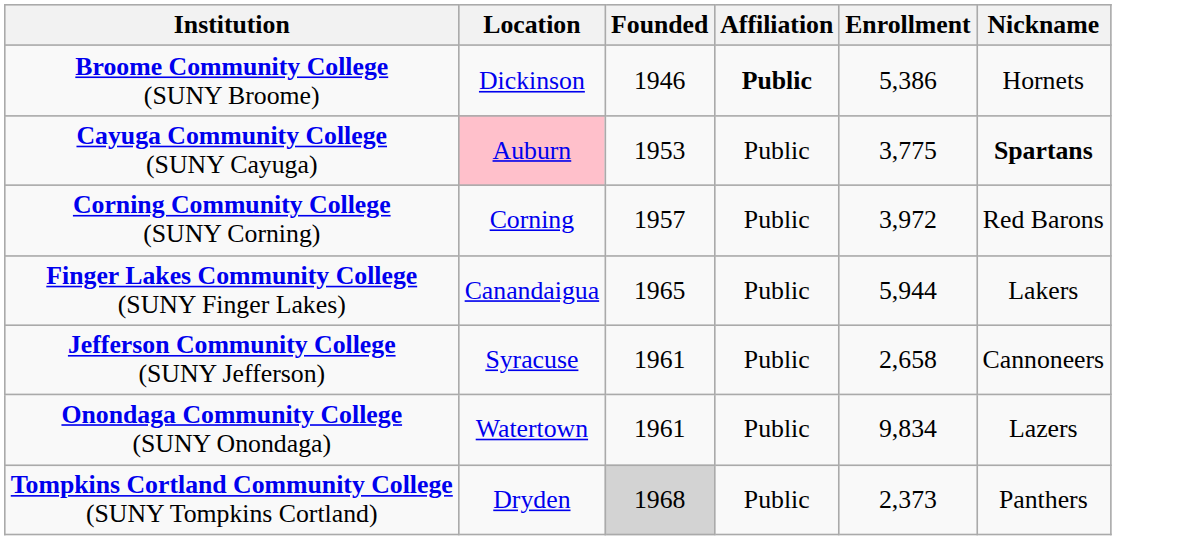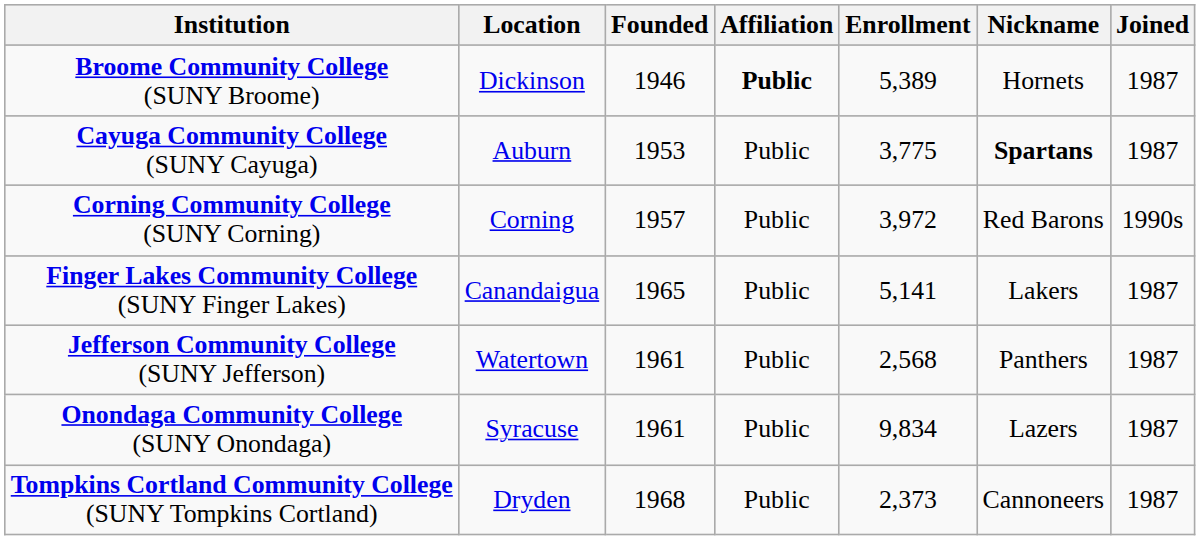+ column: (1153, 24)
(908, 80) 5,386 -> (908, 80) 5,389
(532, 150) pink background -> (532, 150) no background
(908, 289) 5,944 -> (908, 289) 5,141
(532, 359) Syracuse -> (532, 359) Watertown
(908, 359) 2,658 -> (908, 359) 2,568
(1043, 359) Cannoneers -> (1043, 359) Panthers
(532, 429) Watertown -> (532, 429) Syracuse
(660, 499) lightgrey background -> (660, 499) no background
(1043, 499) Panthers -> (1043, 499) Cannoneers
